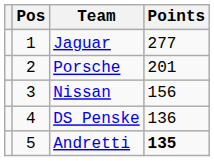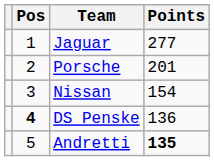(162, 93) 156 -> (162, 93) 154
(31, 118) normal -> (31, 118) bold
